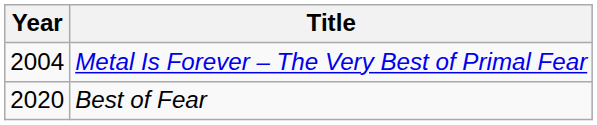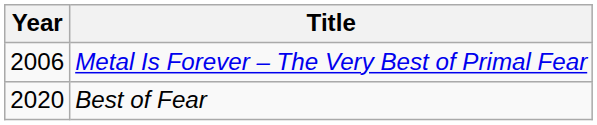(37, 61) 2004 -> (37, 61) 2006
